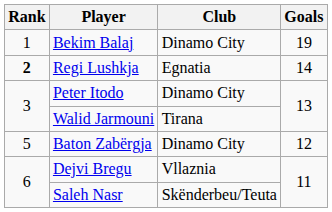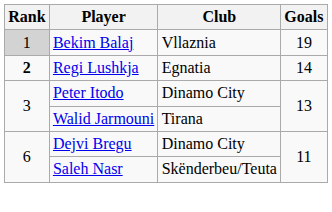(27, 42) no background -> (27, 42) lightgrey background
(203, 42) Dinamo City -> (189, 42) Vllaznia
- row: (102, 144)
(189, 169) Vllaznia -> (203, 144) Dinamo City
